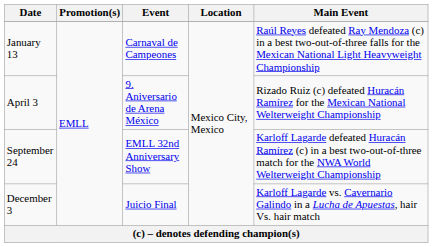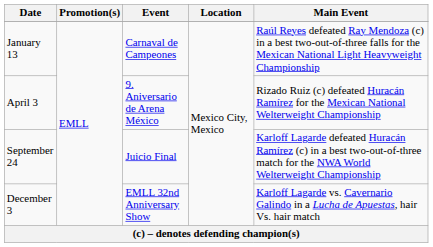(152, 156) EMLL 32nd Anniversary Show -> (151, 156) Juicio Final
(151, 204) Juicio Final -> (152, 204) EMLL 32nd Anniversary Show
